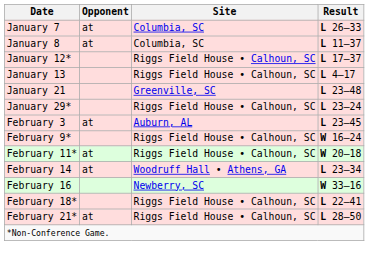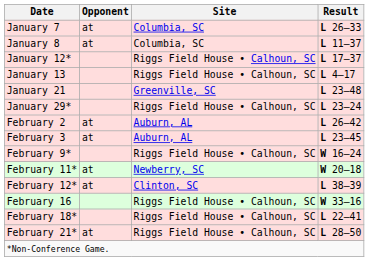+ row: (36, 123)
(225, 154) Riggs Field House • Calhoun, SC -> (169, 170) Newberry, SC
+ row: (42, 186)
- row: (39, 170)
(169, 186) Newberry, SC -> (225, 202) Riggs Field House • Calhoun, SC
